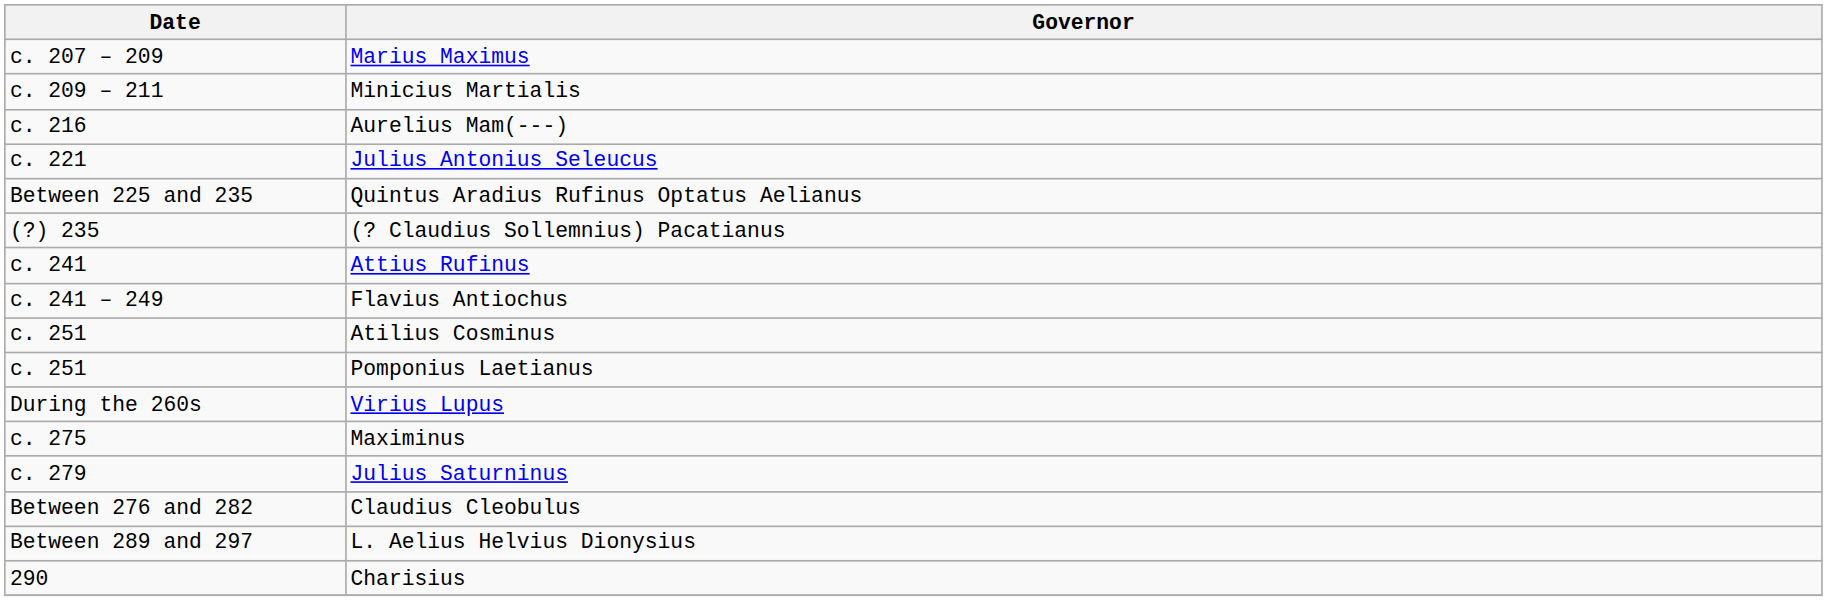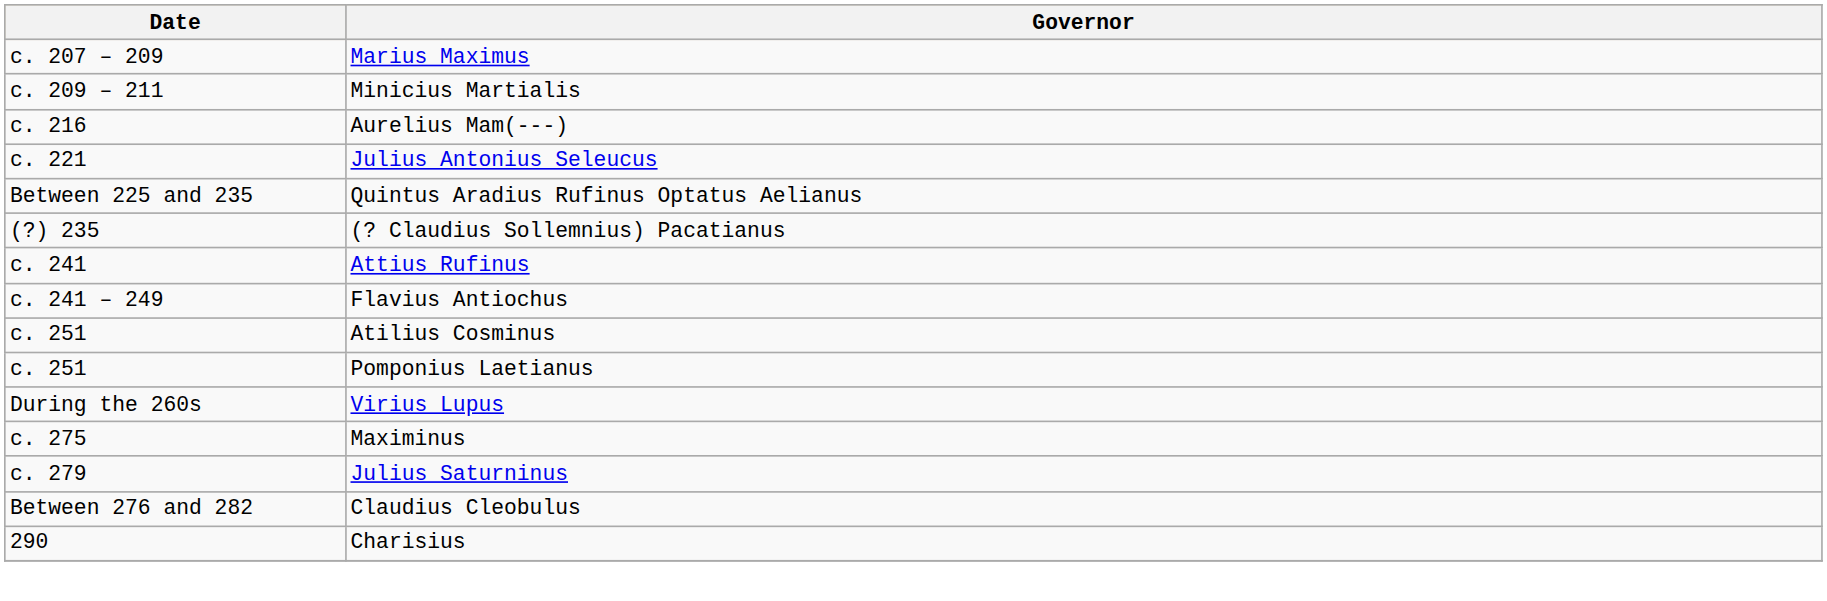- row: (523, 543)
